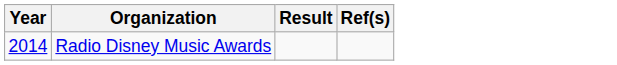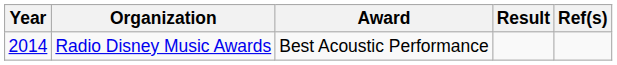+ column: (384, 18)
